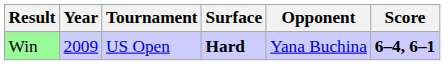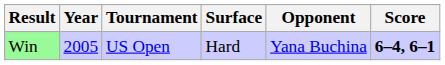(81, 45) 2009 -> (81, 45) 2005
(225, 45) bold -> (223, 45) normal
